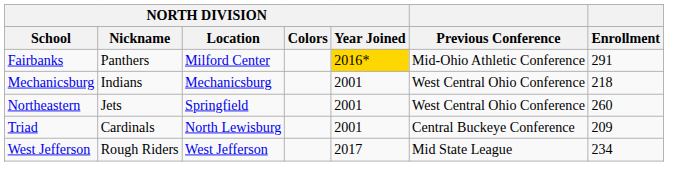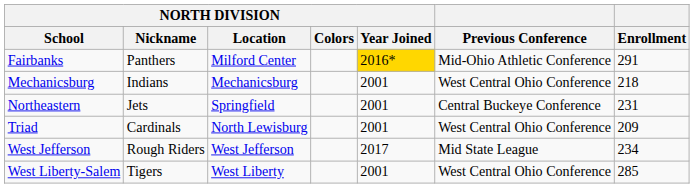(498, 104) West Central Ohio Conference -> (519, 104) Central Buckeye Conference
(602, 104) 260 -> (628, 104) 231
(493, 127) Central Buckeye Conference -> (525, 127) West Central Ohio Conference
+ row: (64, 171)
